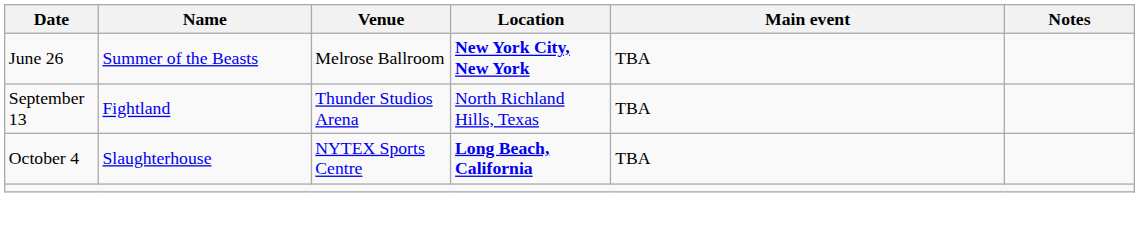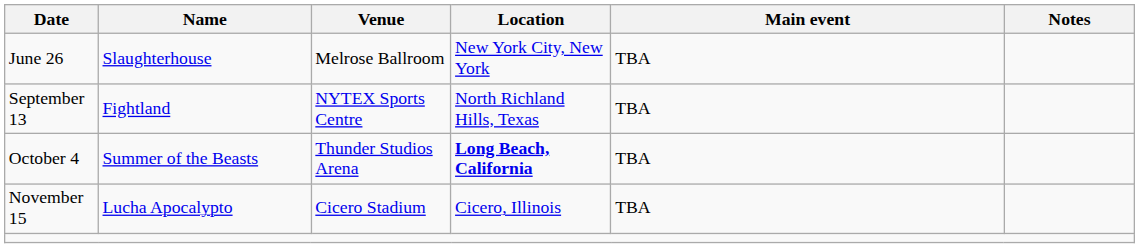(180, 58) Summer of the Beasts -> (157, 58) Slaughterhouse
(512, 58) bold -> (529, 58) normal
(374, 108) Thunder Studios Arena -> (370, 108) NYTEX Sports Centre
(157, 158) Slaughterhouse -> (180, 158) Summer of the Beasts
(370, 158) NYTEX Sports Centre -> (374, 158) Thunder Studios Arena
+ row: (46, 208)
